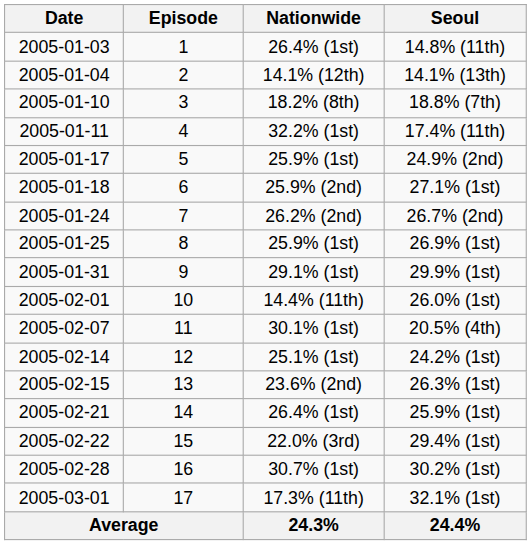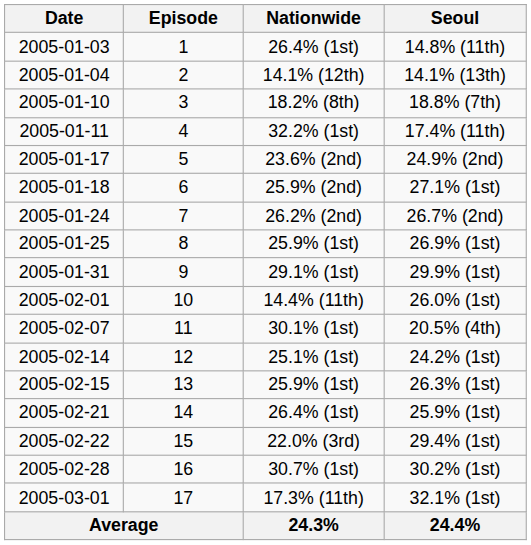(314, 159) 25.9% (1st) -> (314, 159) 23.6% (2nd)
(314, 384) 23.6% (2nd) -> (314, 384) 25.9% (1st)
